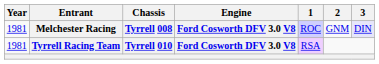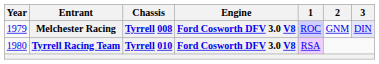(17, 28) 1981 -> (17, 28) 1979
(17, 45) 1981 -> (17, 45) 1980
